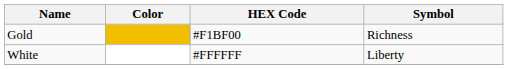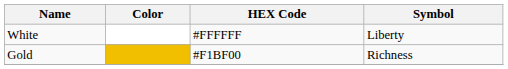rows swapped: (23, 54) <-> (20, 34)
